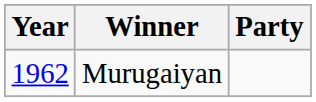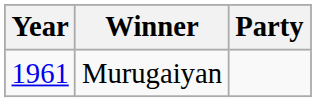(40, 72) 1962 -> (40, 72) 1961
